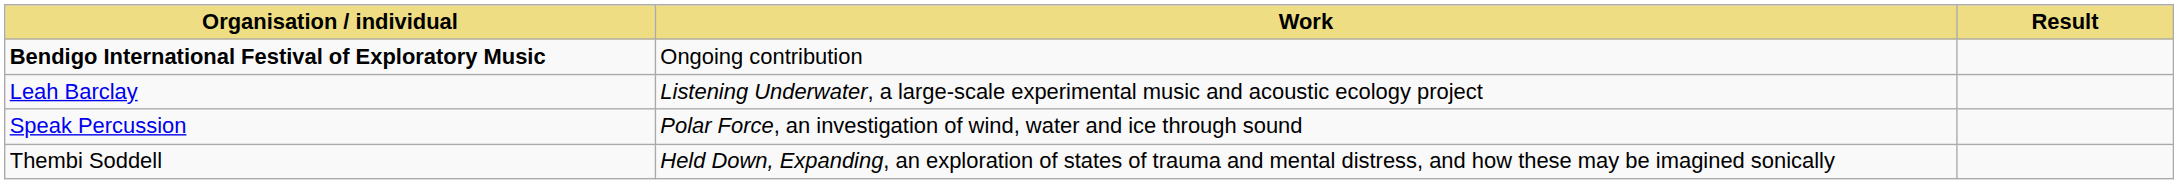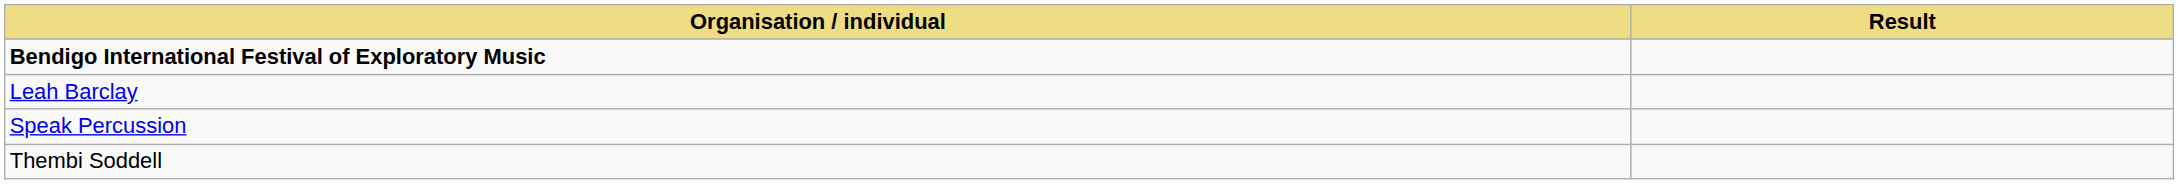- column: (1306, 21)
